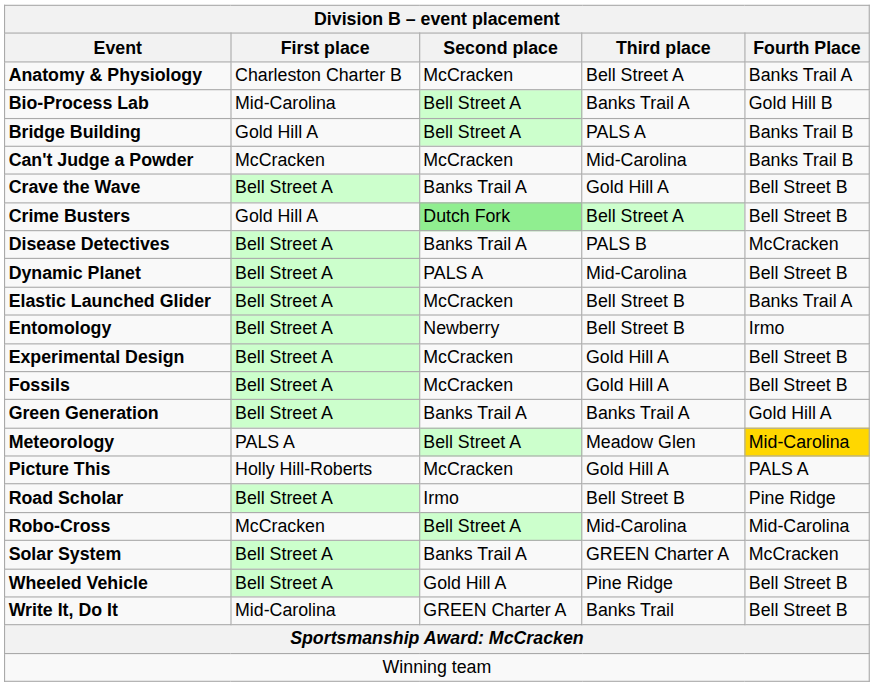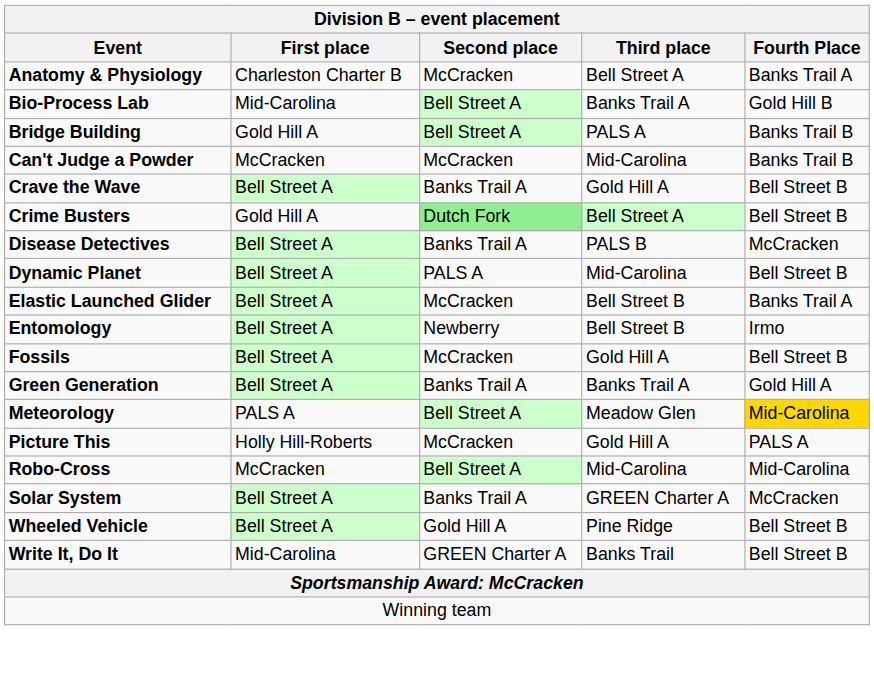- row: (96, 357)
- row: (66, 498)
